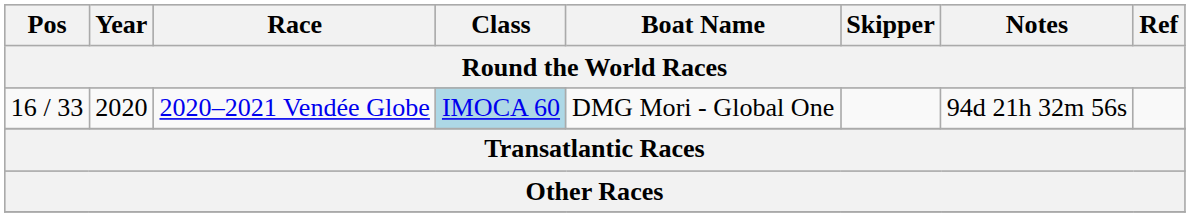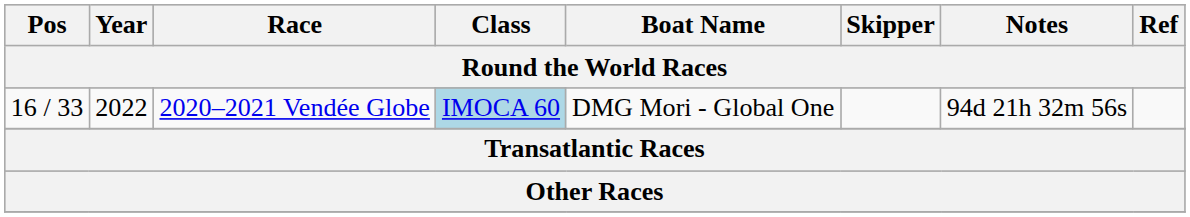(121, 107) 2020 -> (121, 107) 2022
